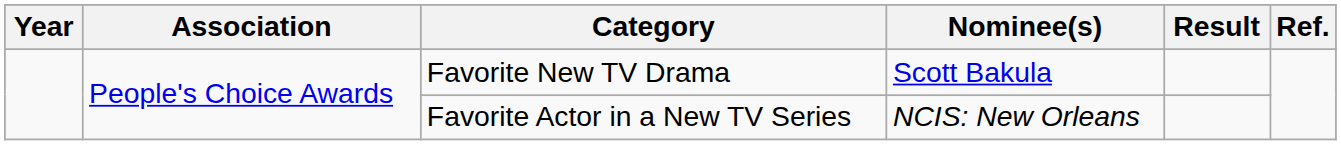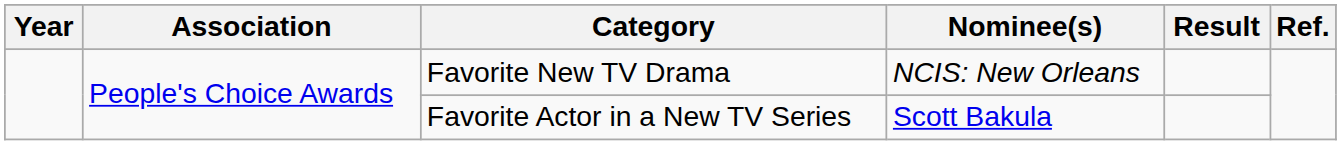(972, 71) Scott Bakula -> (1016, 71) NCIS: New Orleans
(1016, 116) NCIS: New Orleans -> (972, 116) Scott Bakula
